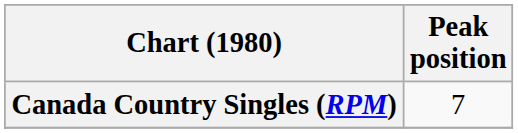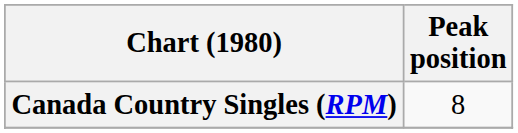(458, 104) 7 -> (458, 104) 8
